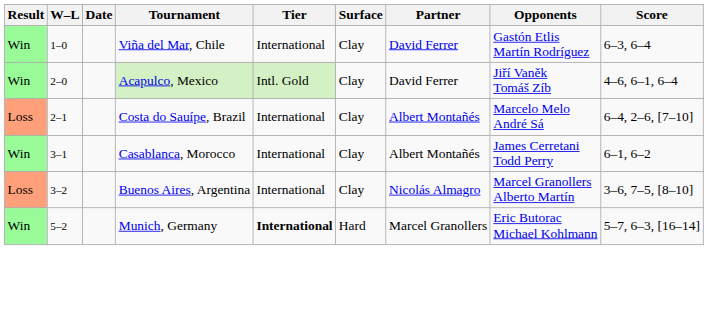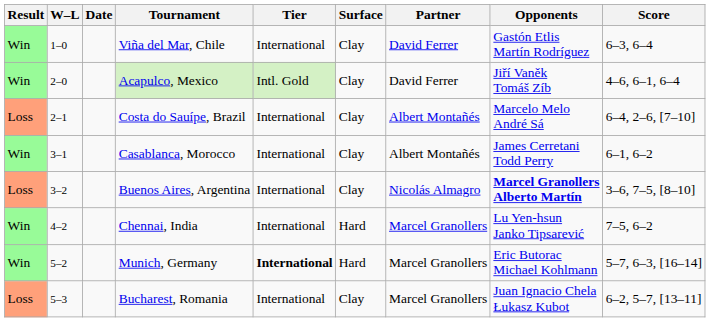(542, 189) normal -> (546, 189) bold
+ row: (158, 226)
+ row: (173, 299)
